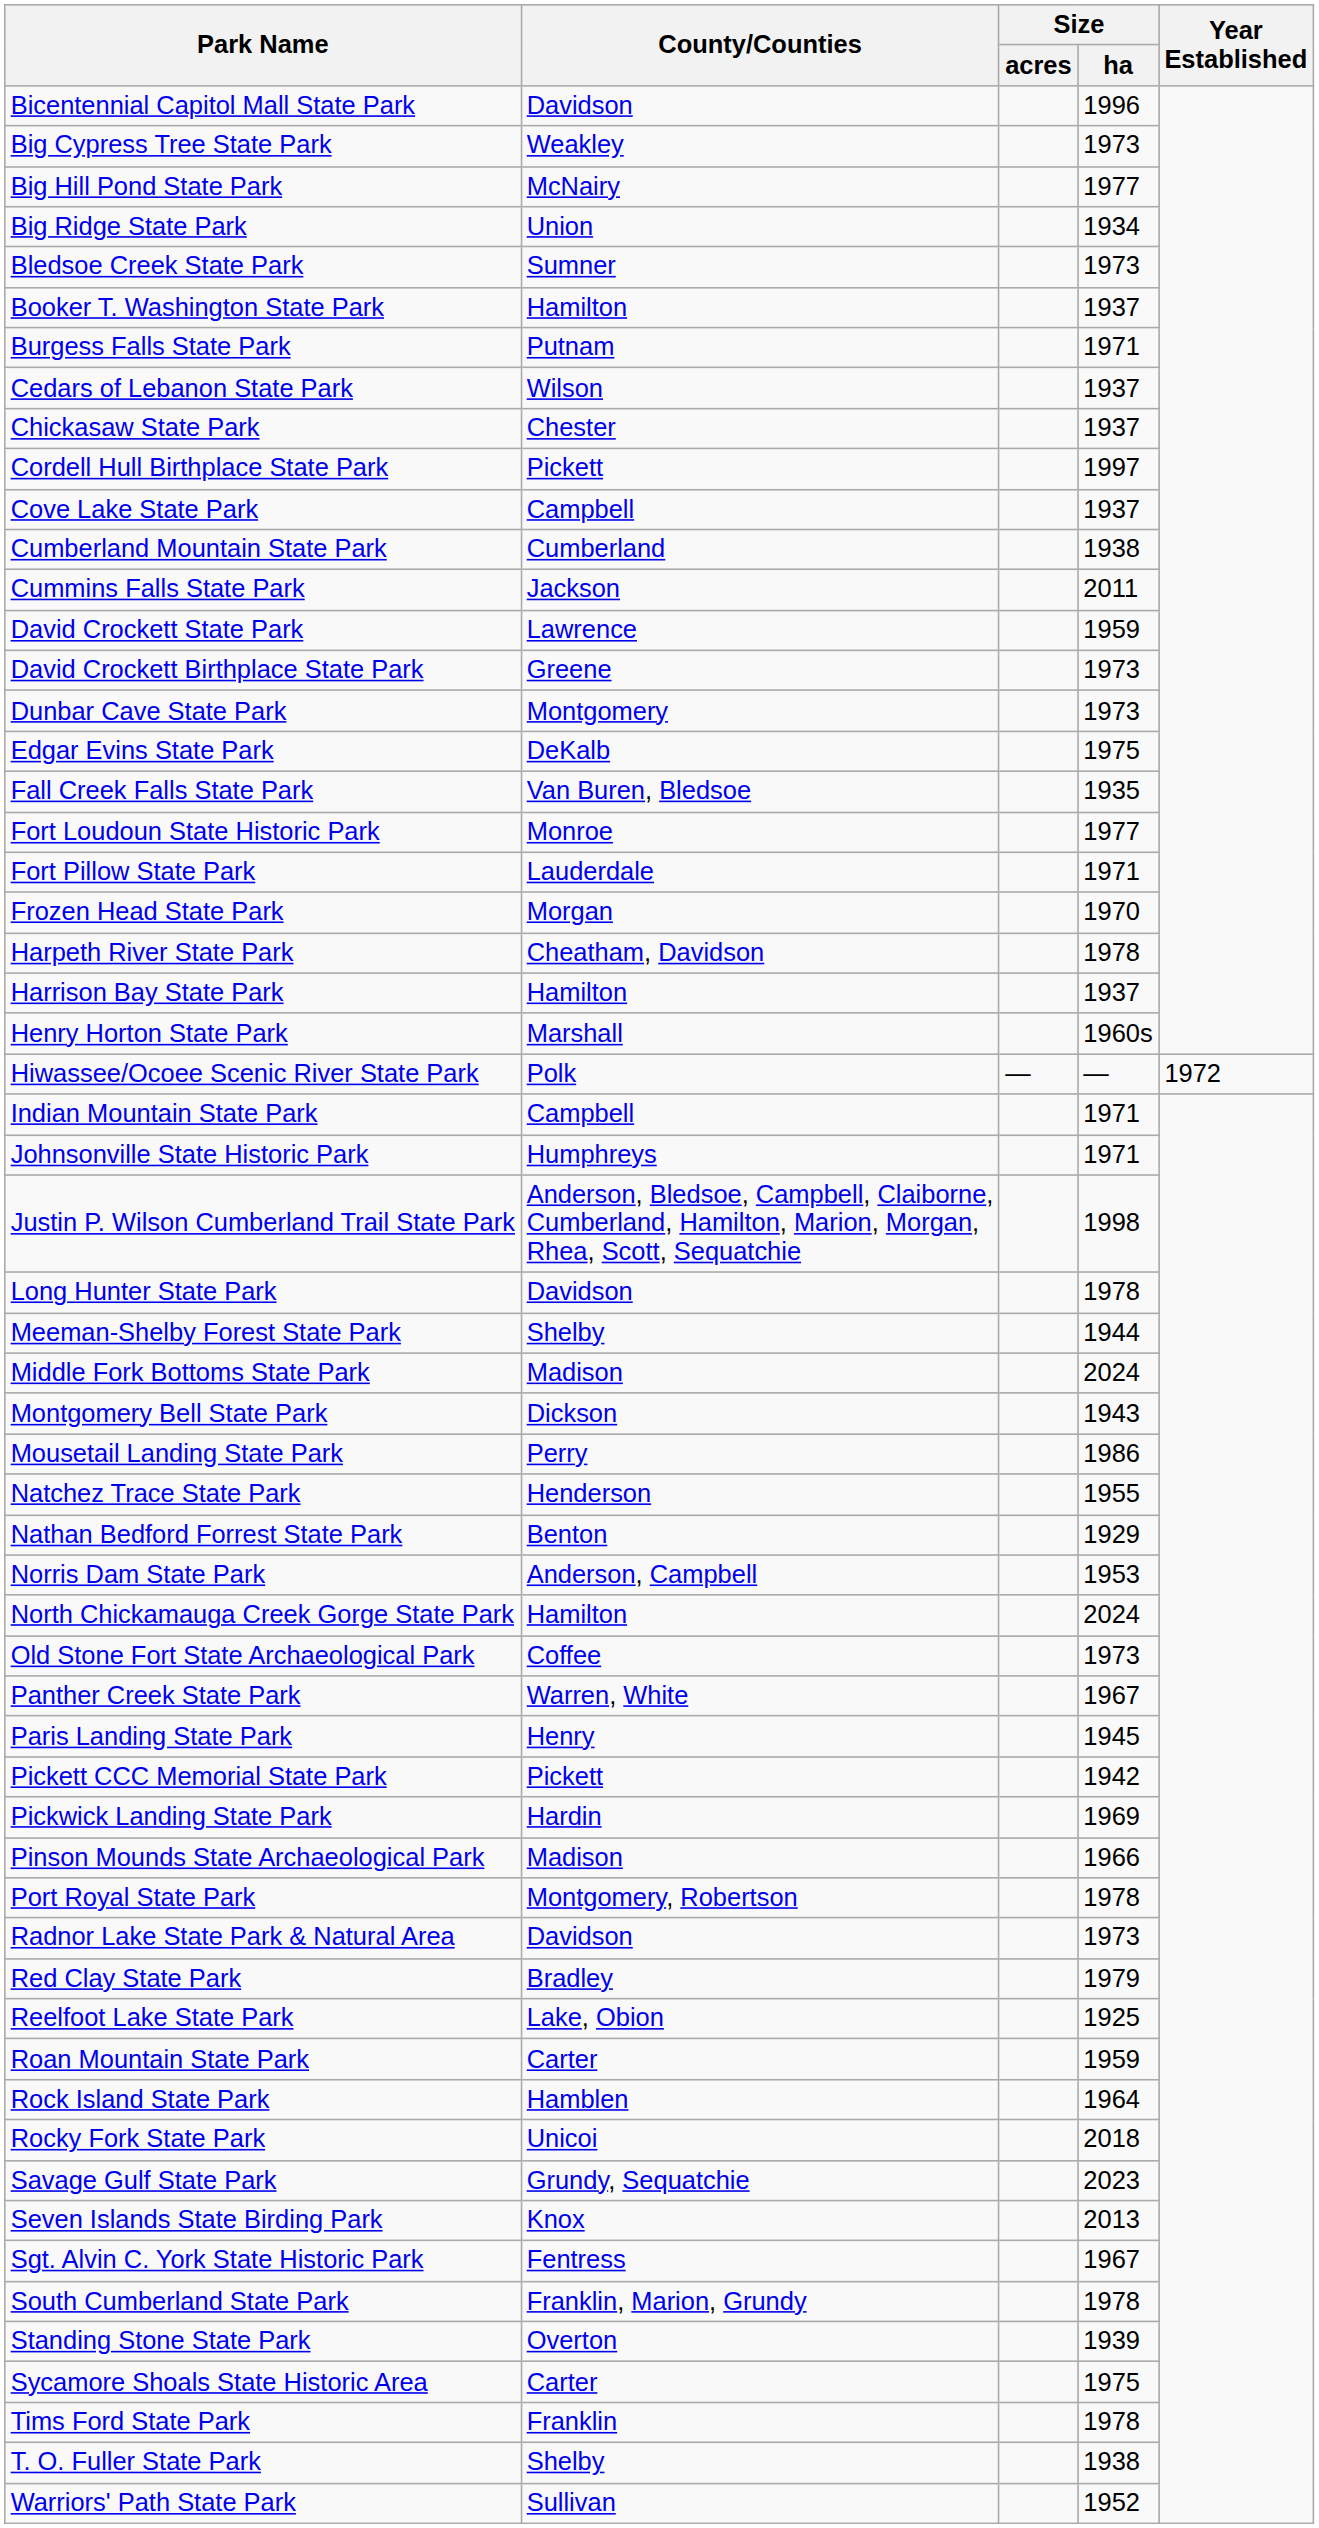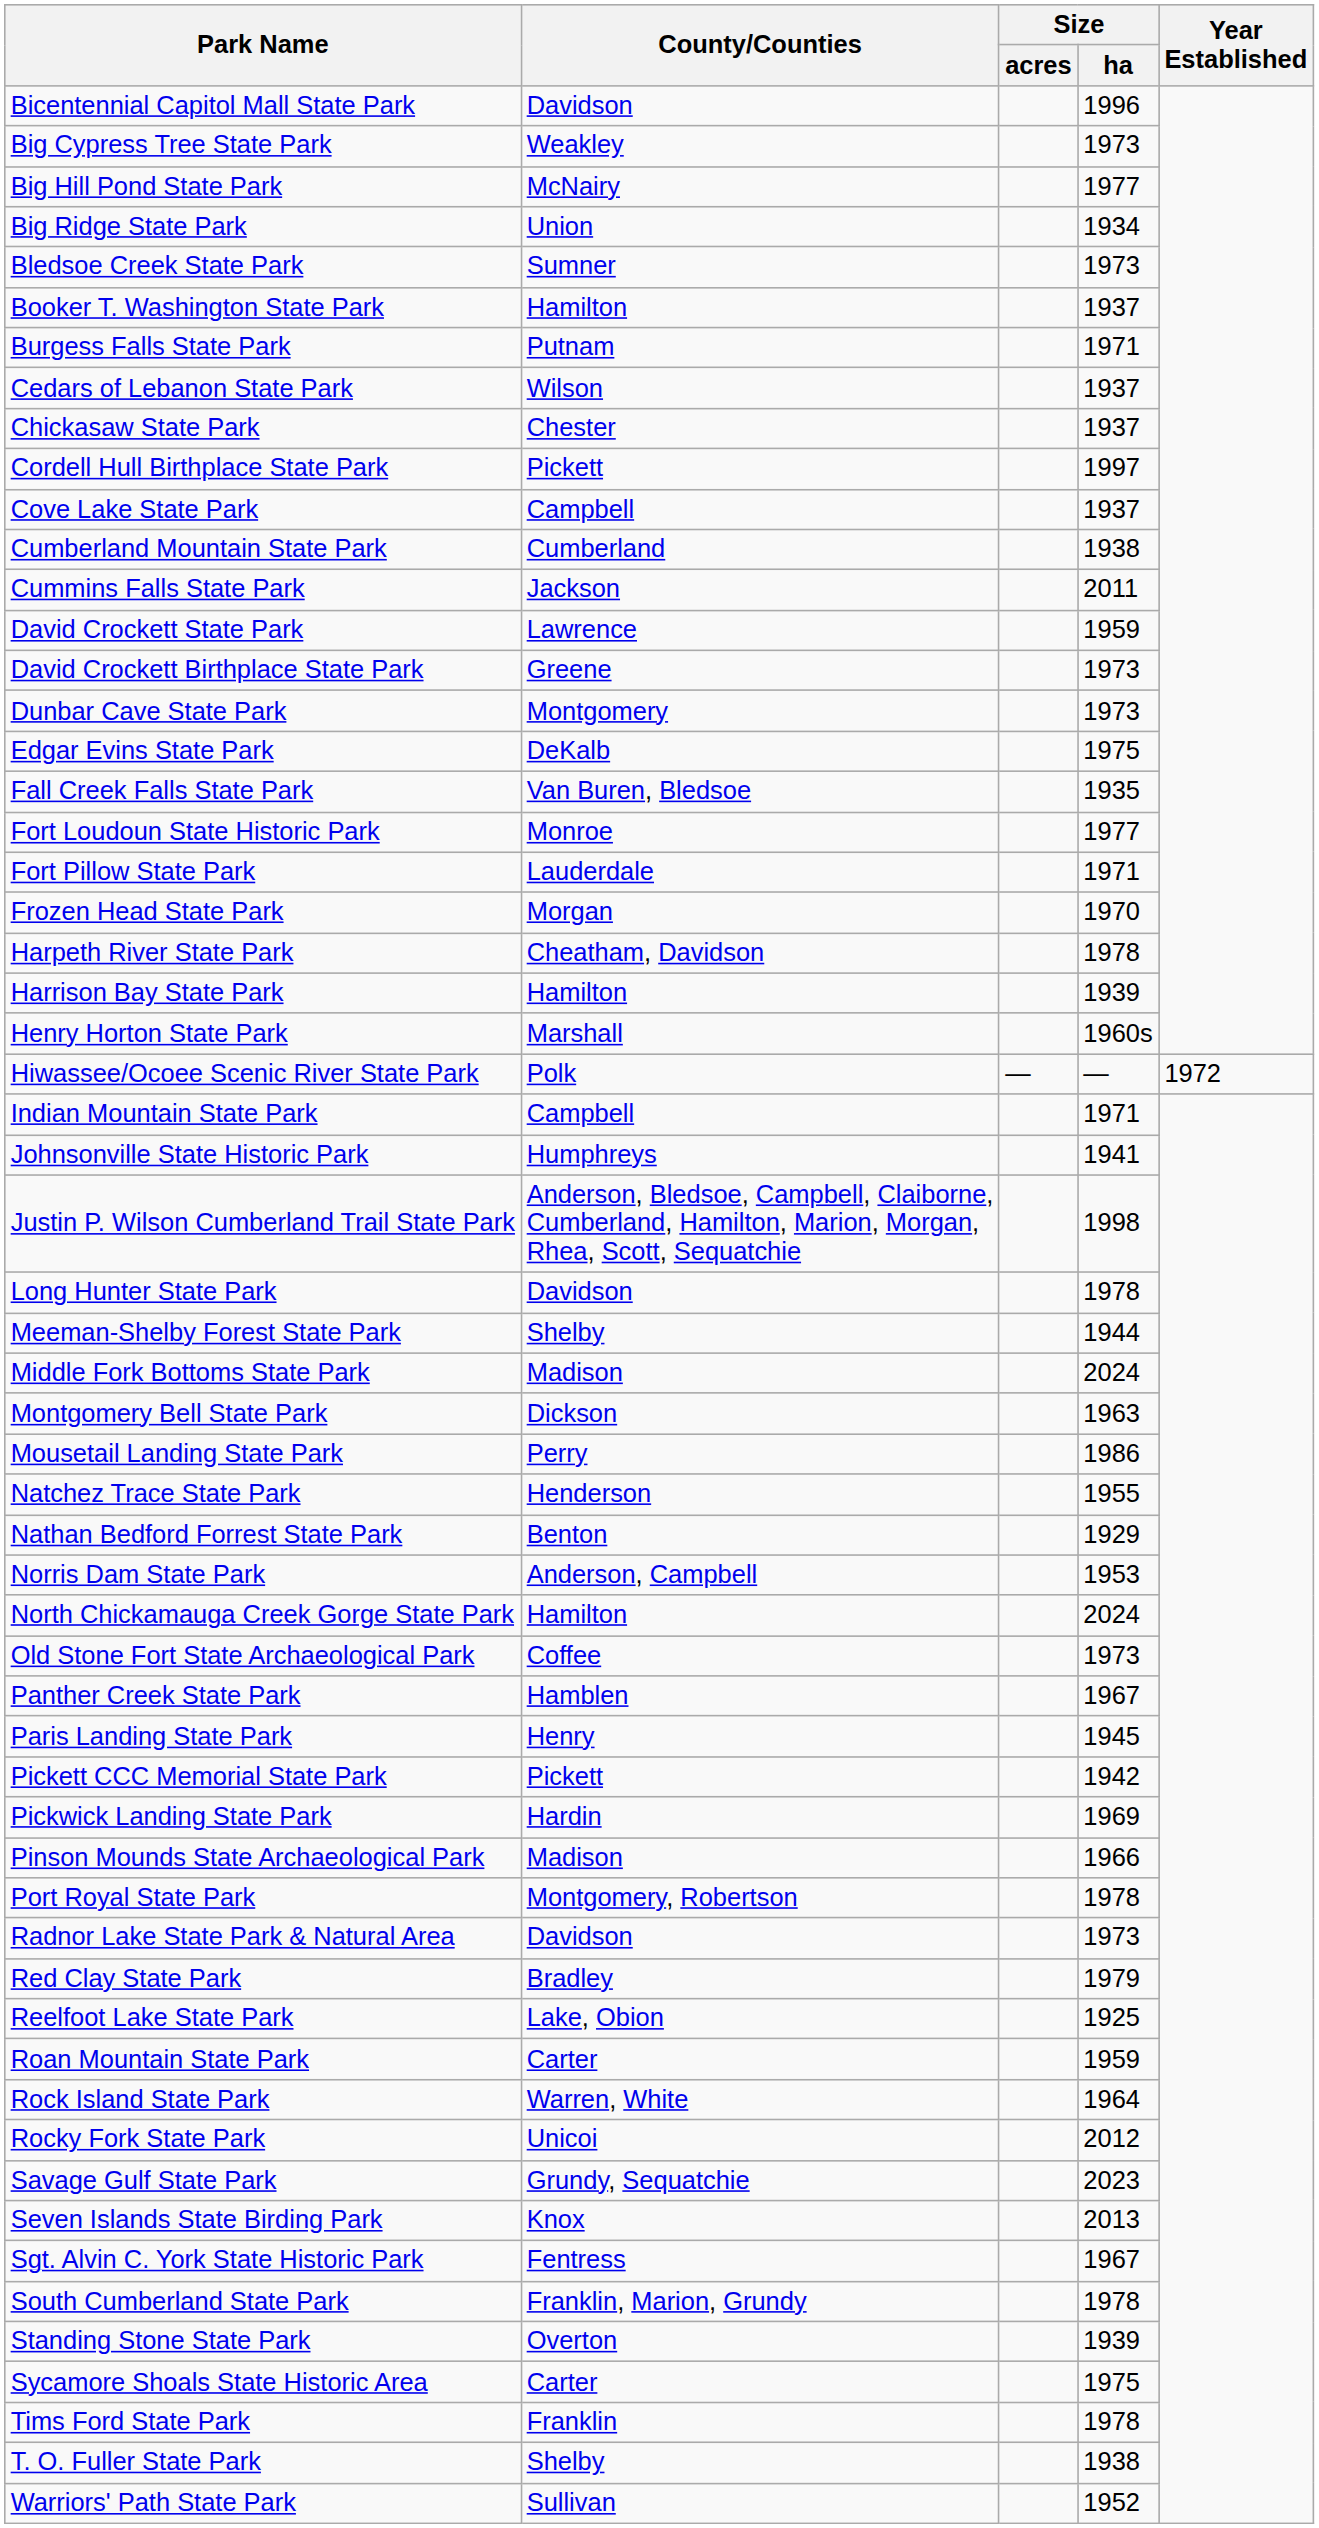(1112, 992) 1937 -> (1112, 992) 1939
(1112, 1154) 1971 -> (1112, 1154) 1941
(1112, 1413) 1943 -> (1112, 1413) 1963
(608, 1695) Warren, White -> (578, 1695) Hamblen
(578, 2099) Hamblen -> (608, 2099) Warren, White
(1112, 2139) 2018 -> (1112, 2139) 2012
